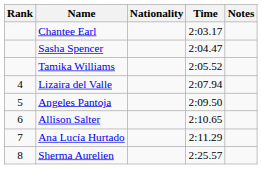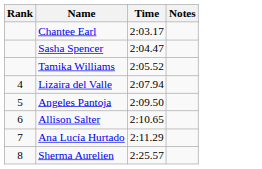- column: (157, 13)
